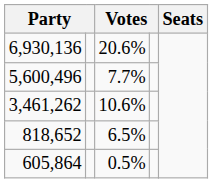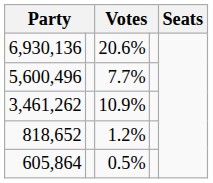(122, 105) 10.6% -> (122, 105) 10.9%
(127, 134) 6.5% -> (127, 134) 1.2%
